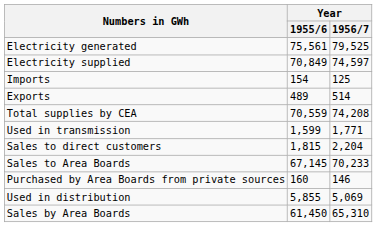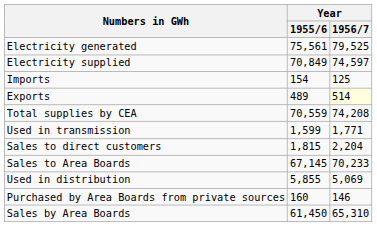(341, 96) no background -> (341, 96) lightyellow background
rows swapped: (146, 180) <-> (69, 197)
